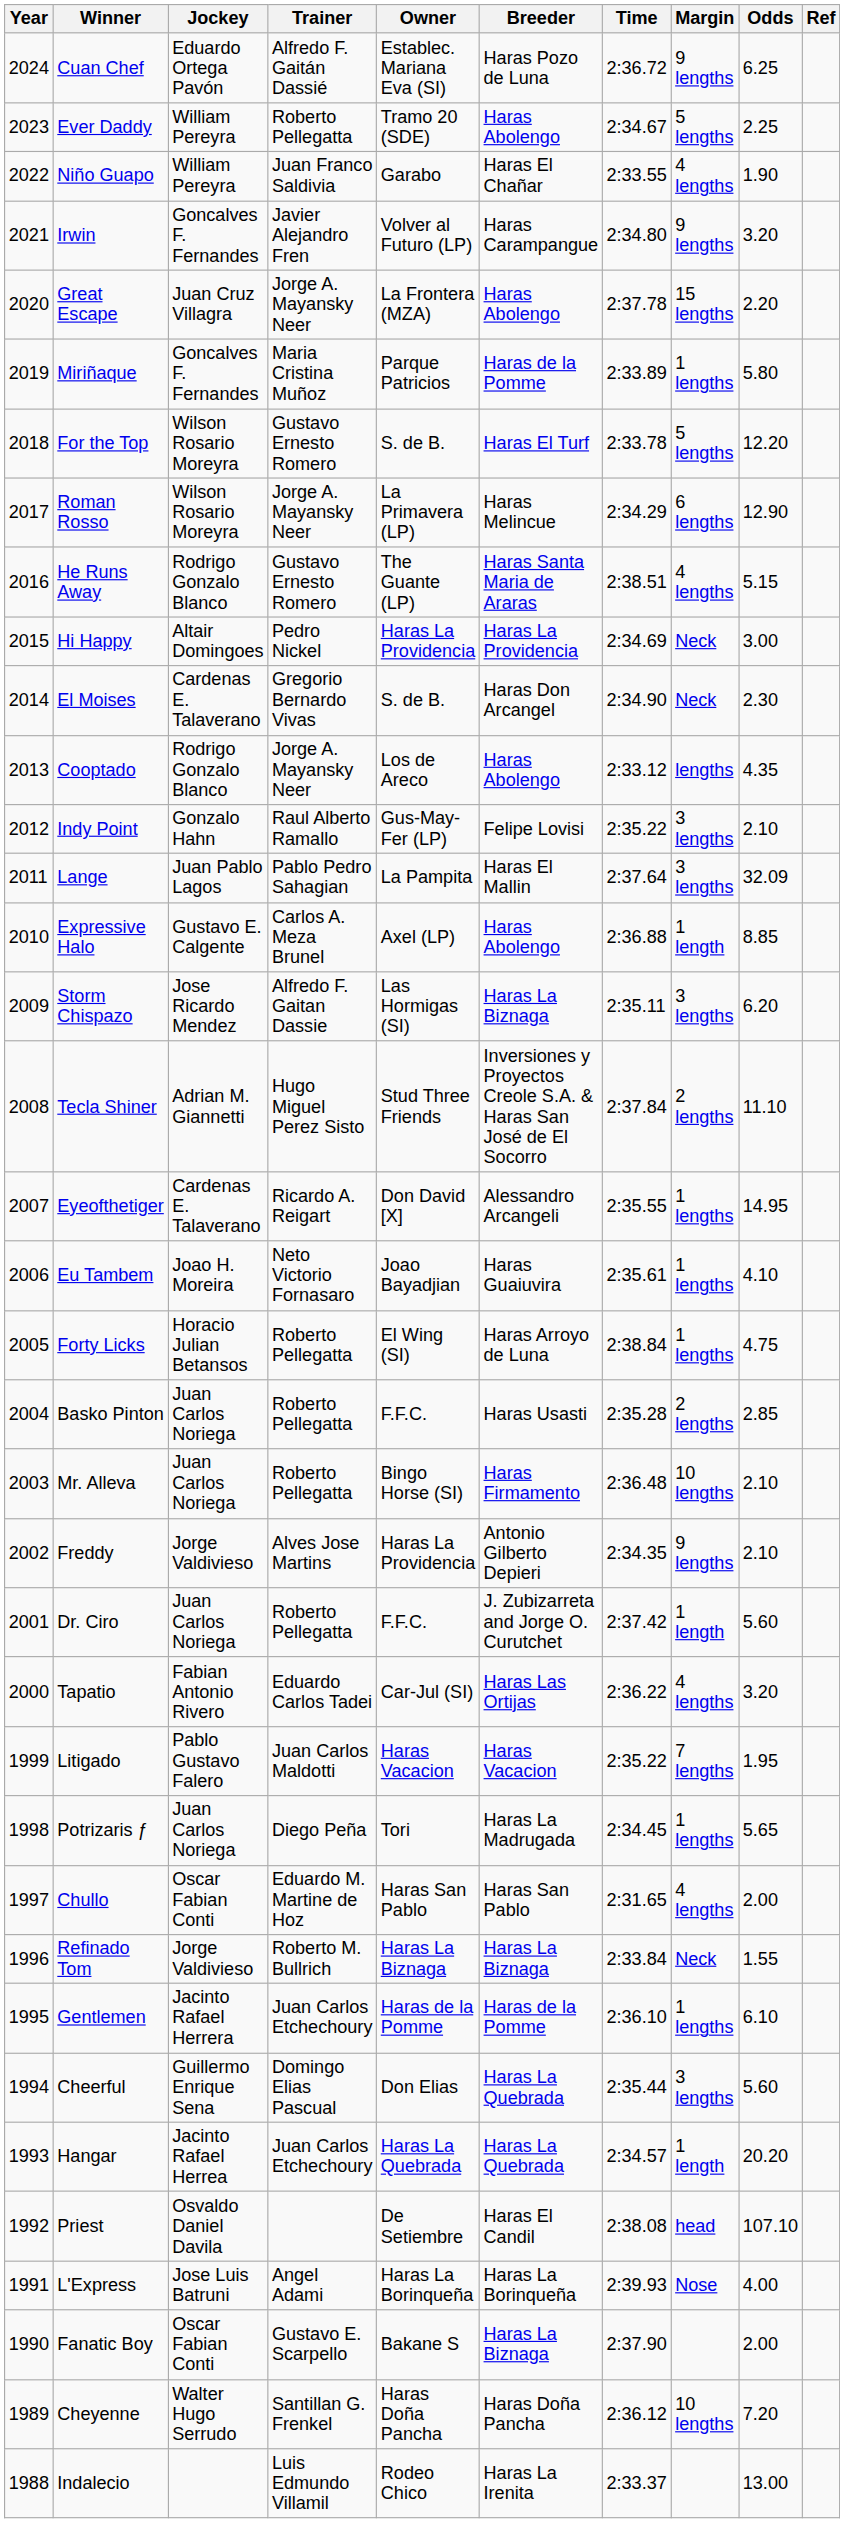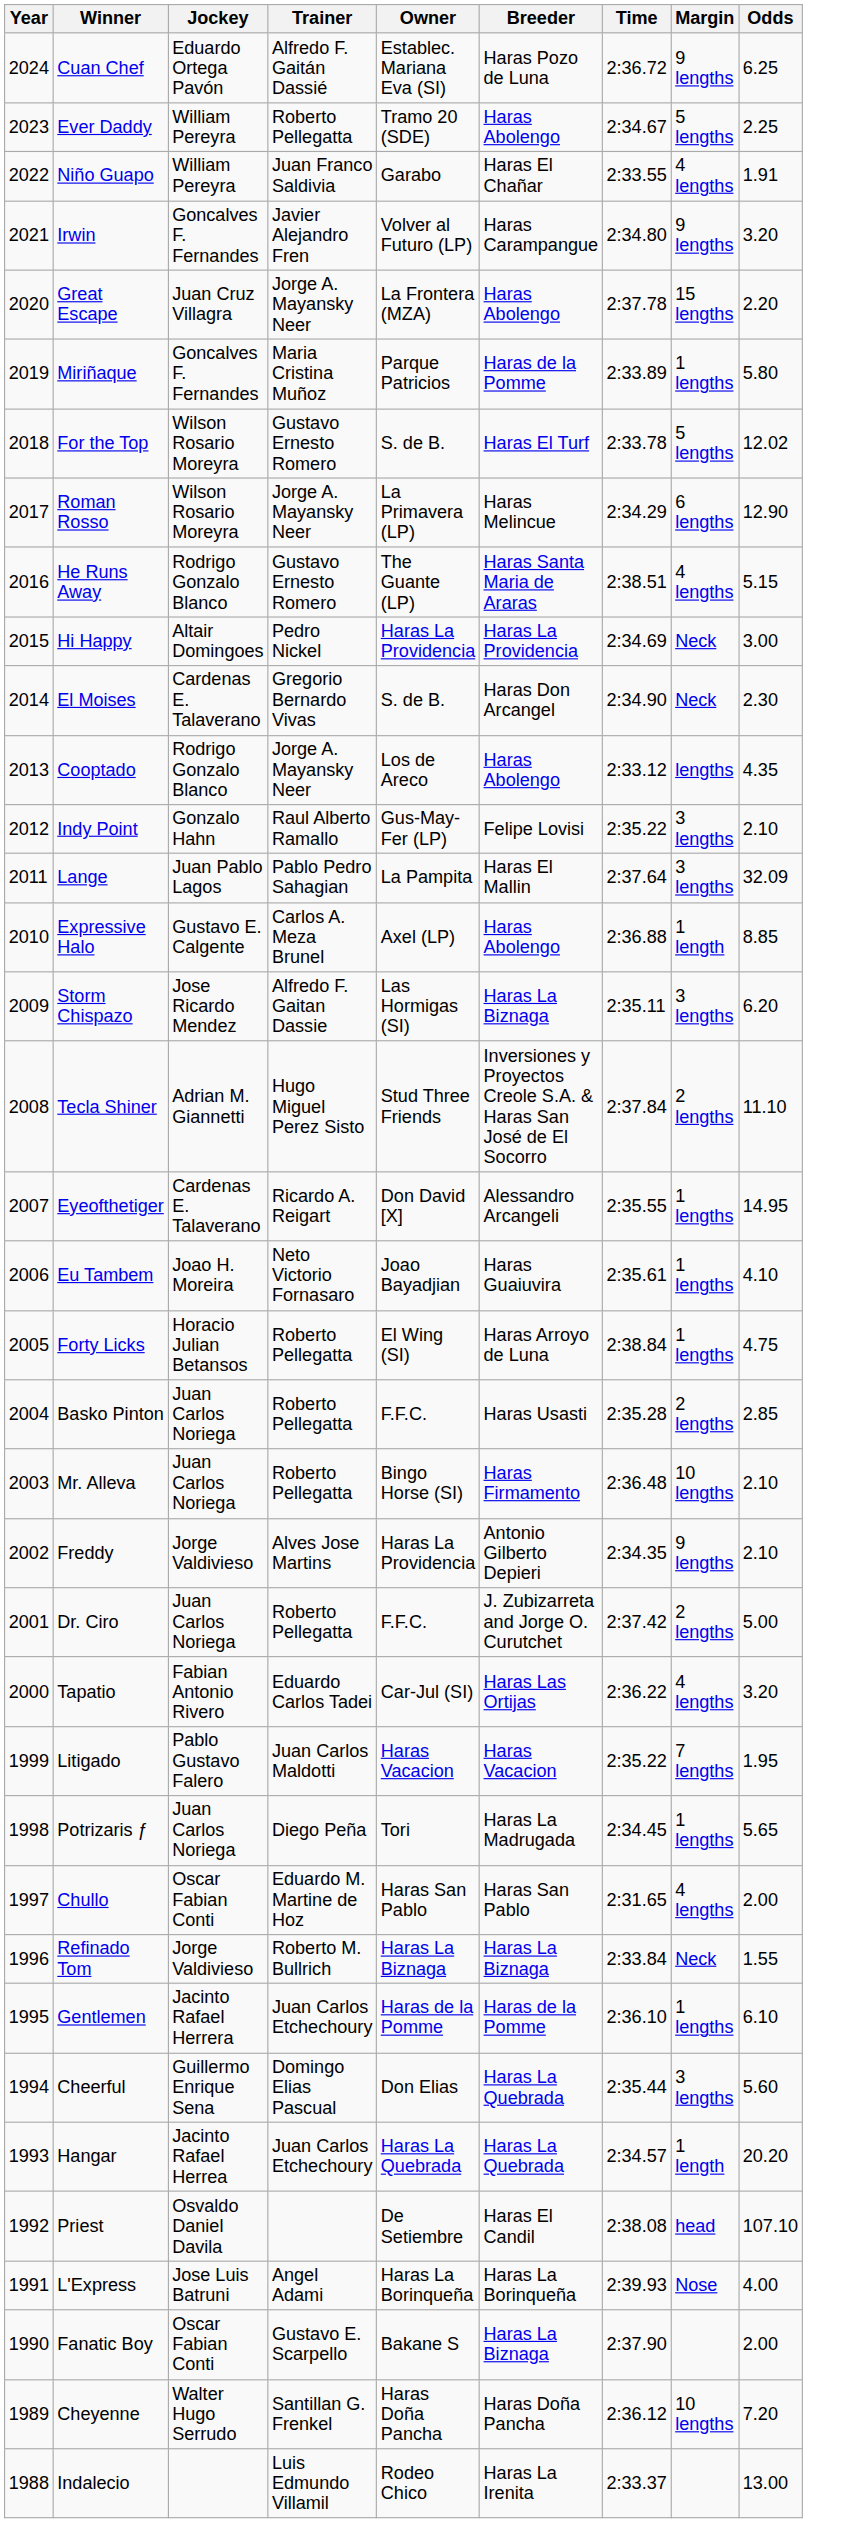- column: (821, 18)
(760, 176) 1.90 -> (760, 176) 1.91
(765, 443) 12.20 -> (765, 443) 12.02
(700, 1622) 1 length -> (704, 1622) 2 lengths
(760, 1622) 5.60 -> (760, 1622) 5.00
